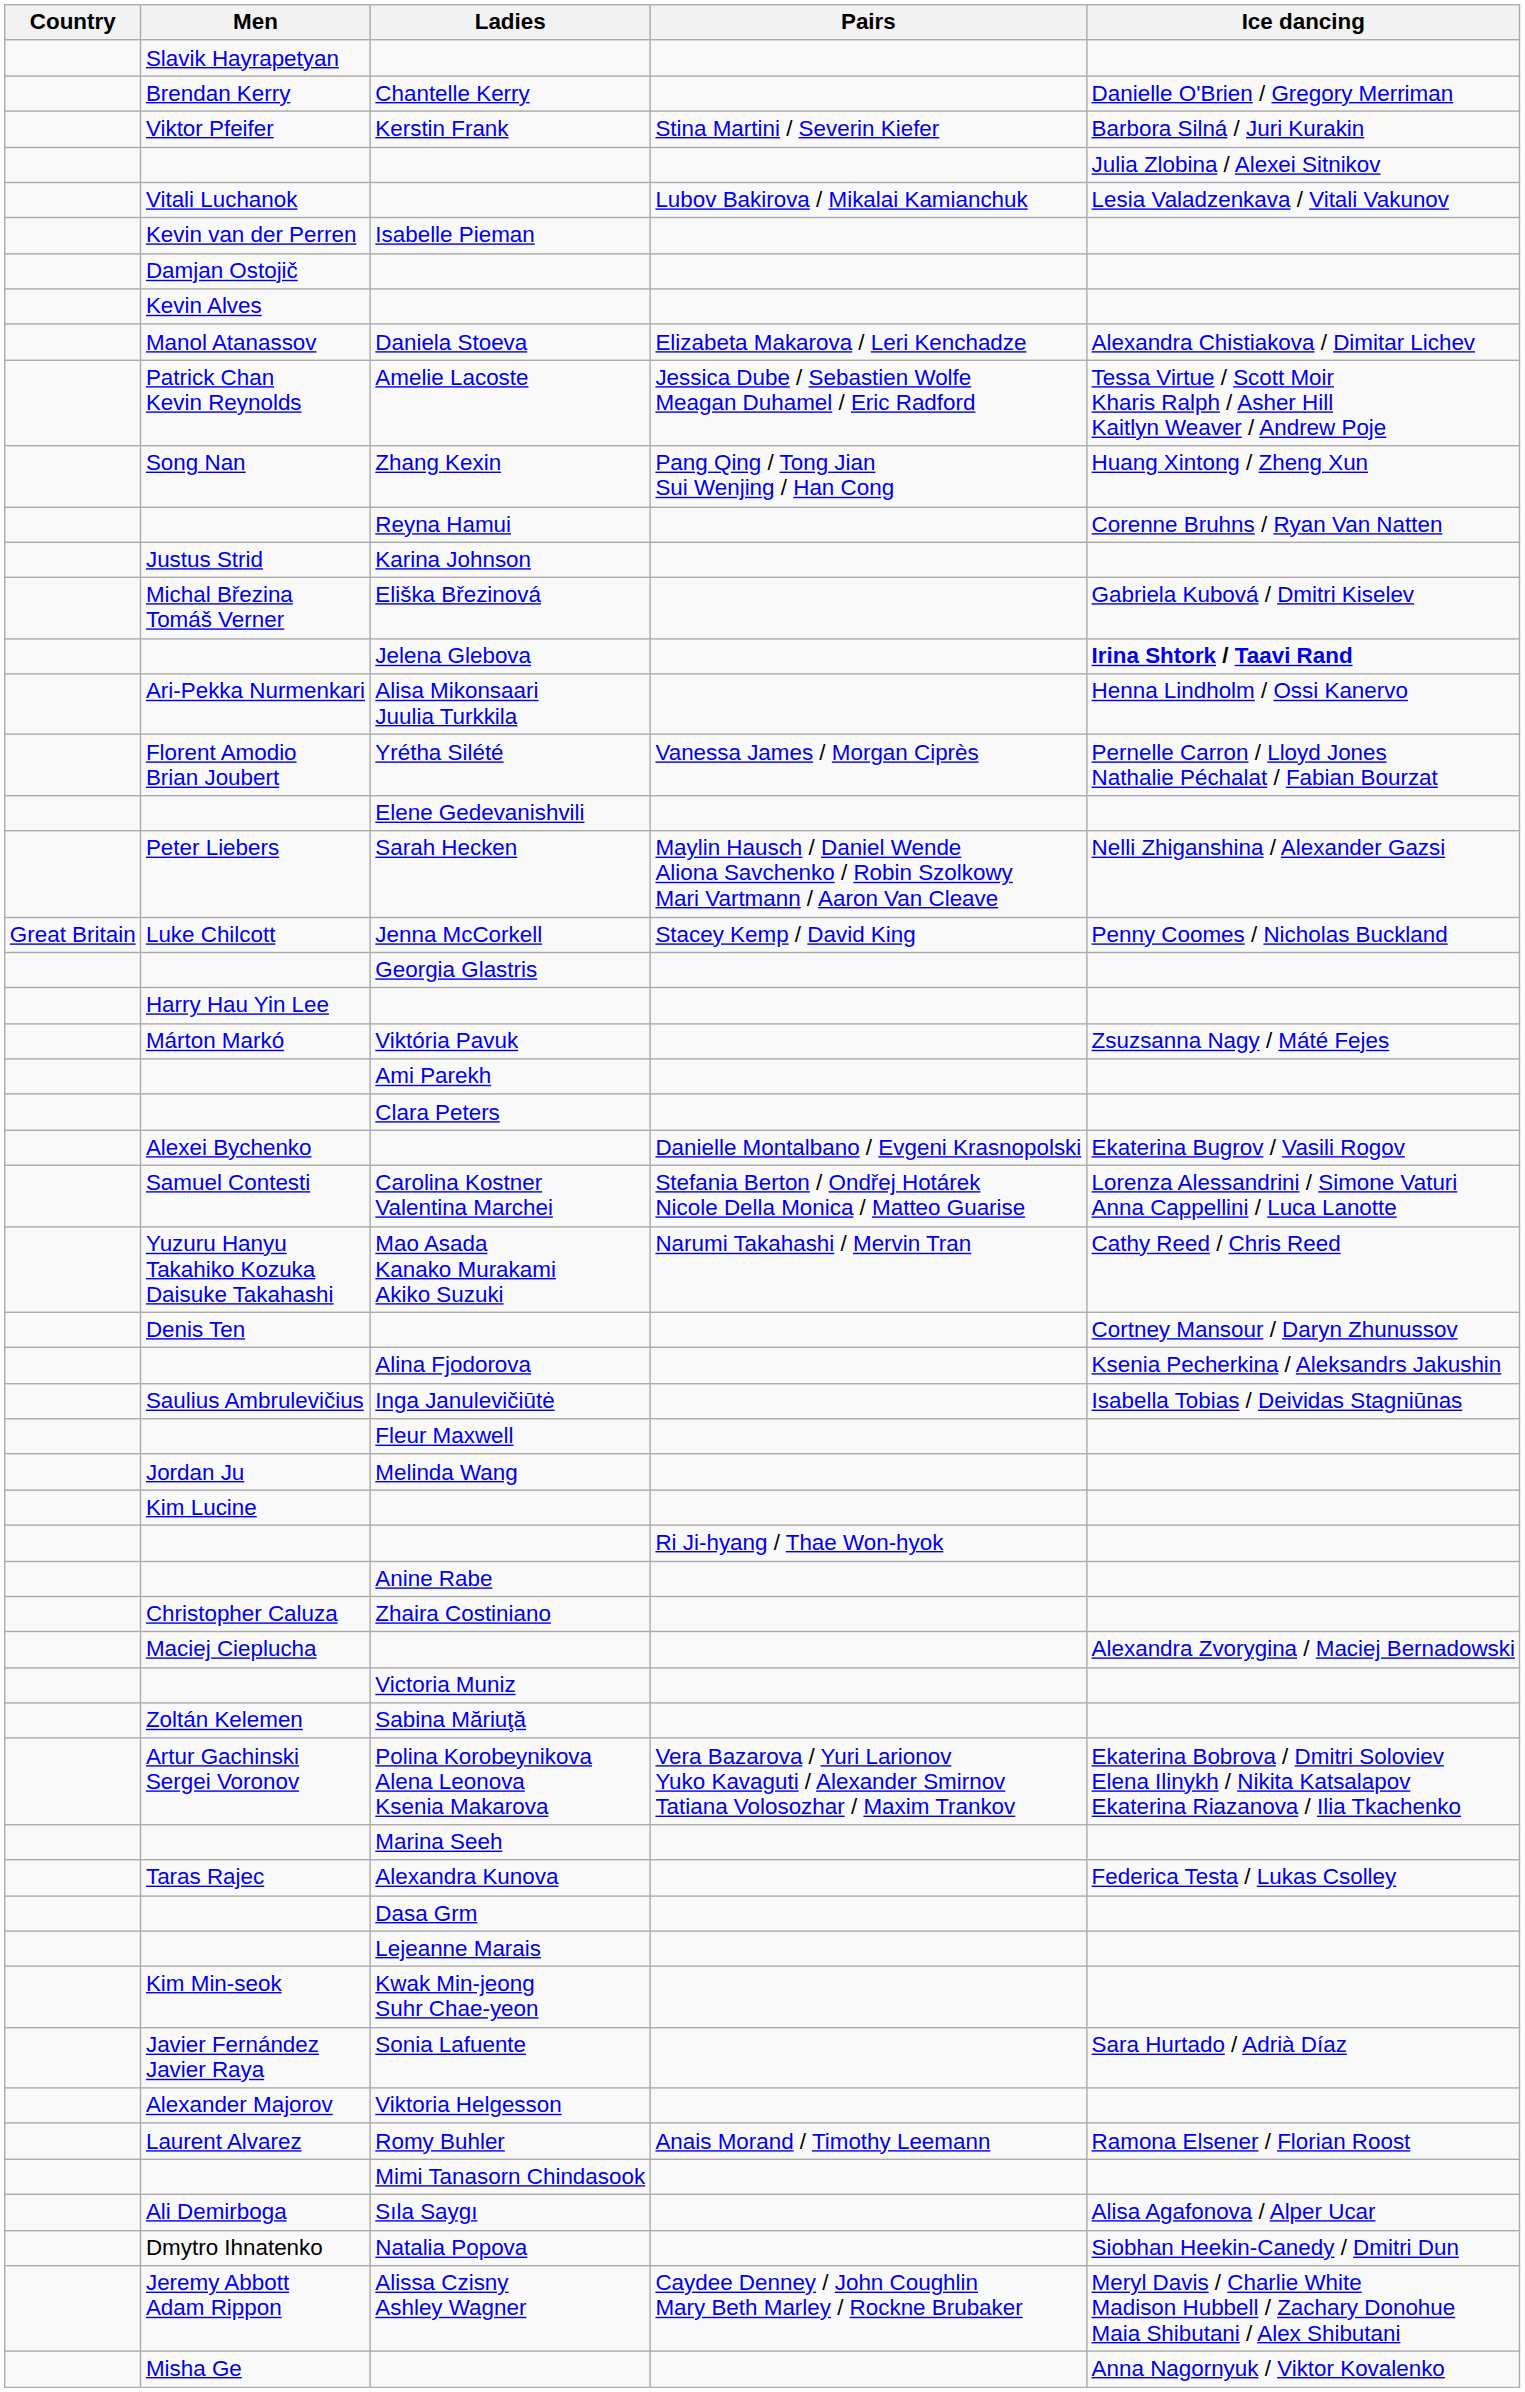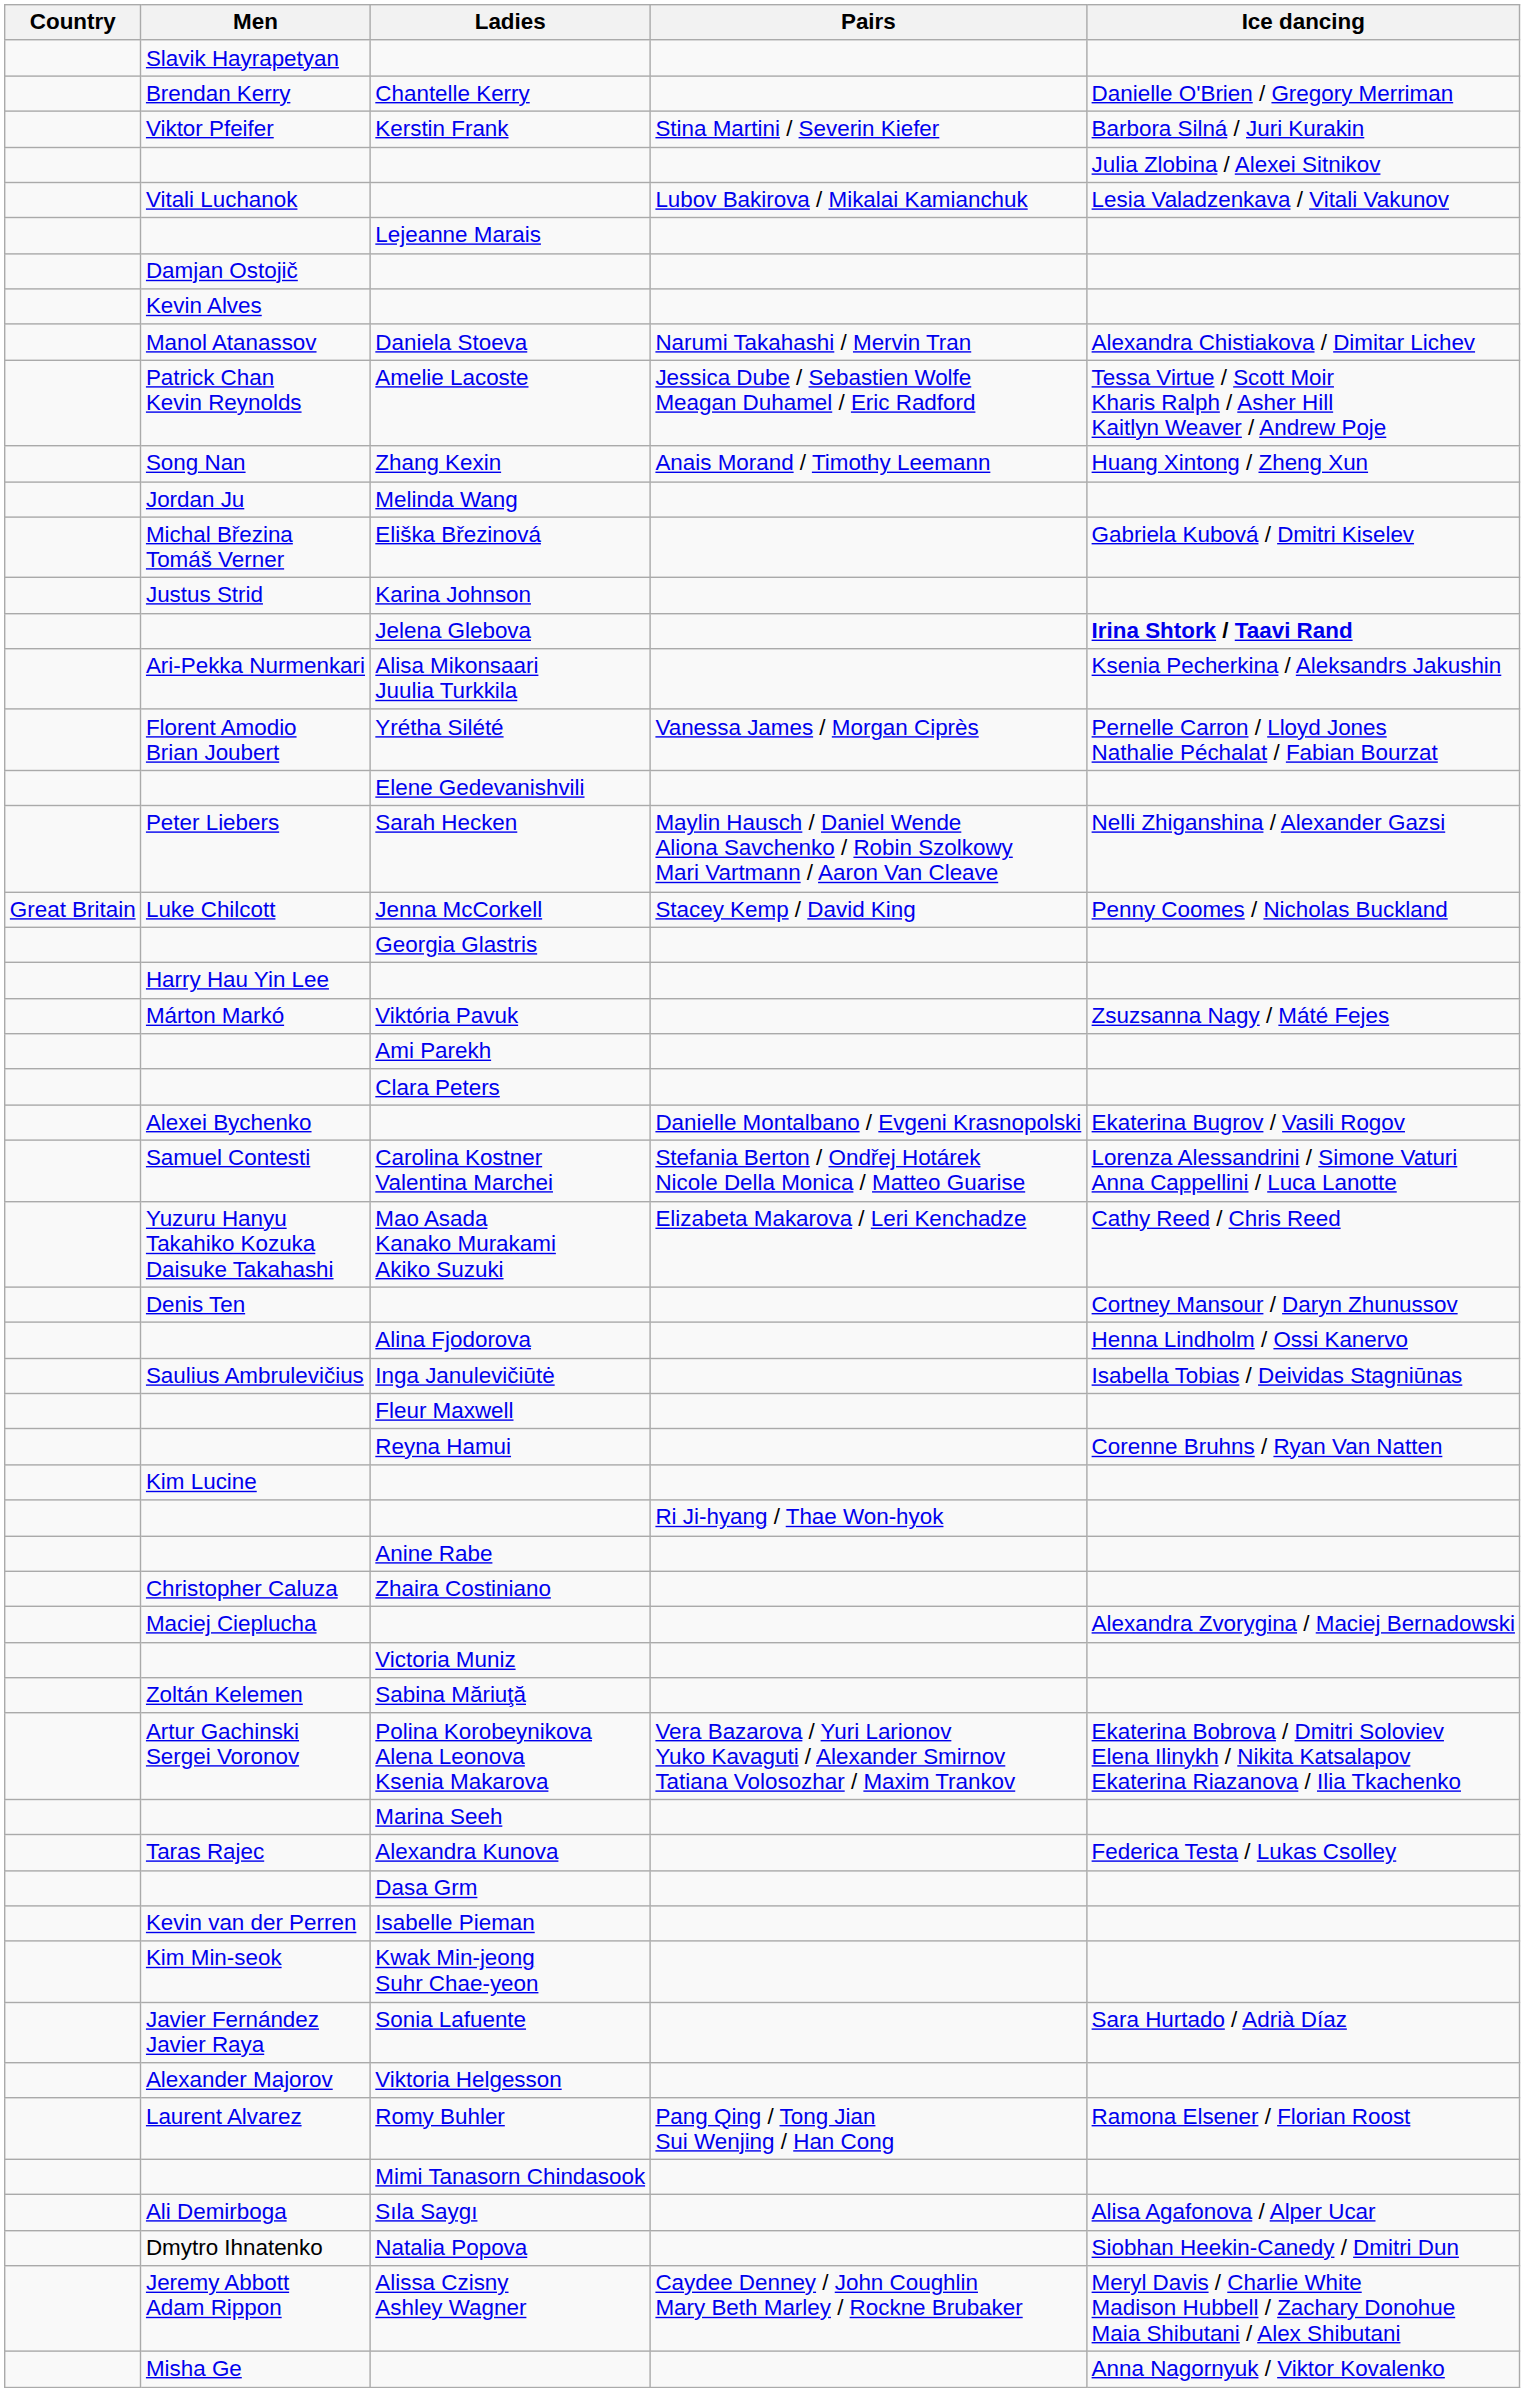rows swapped: (251, 235) <-> (255, 1949)
(841, 341) Elizabeta Makarova / Leri Kenchadze -> (813, 341) Narumi Takahashi / Mervin Tran
(775, 476) Pang Qing / Tong Jian Sui Wenjing / Han Cong -> (823, 463) Anais Morand / Timothy Leemann
rows swapped: (195, 1471) <-> (255, 524)
rows swapped: (219, 607) <-> (204, 559)
(1250, 691) Henna Lindholm / Ossi Kanervo -> (1296, 666) Ksenia Pecherkina / Aleksandrs Jakushin
(813, 1243) Narumi Takahashi / Mervin Tran -> (841, 1218) Elizabeta Makarova / Leri Kenchadze
(1296, 1365) Ksenia Pecherkina / Aleksandrs Jakushin -> (1250, 1340) Henna Lindholm / Ossi Kanervo
(823, 2140) Anais Morand / Timothy Leemann -> (775, 2128) Pang Qing / Tong Jian Sui Wenjing / Han Cong
